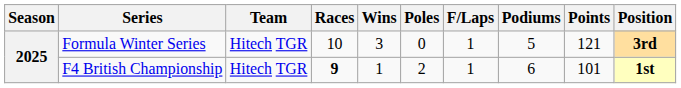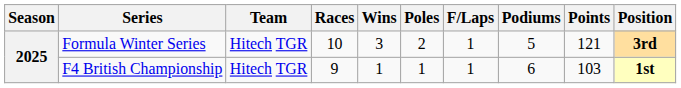(422, 44) 0 -> (422, 44) 2
(335, 70) bold -> (335, 70) normal
(422, 70) 2 -> (422, 70) 1
(589, 70) 101 -> (589, 70) 103
